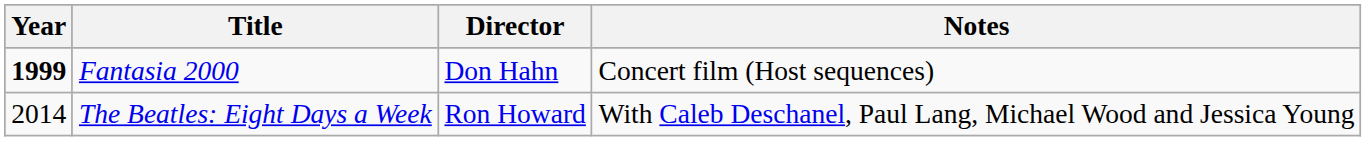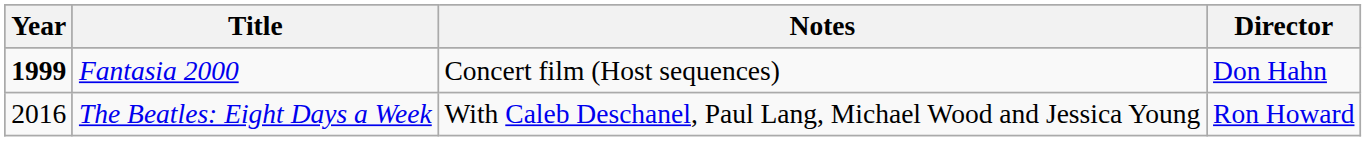columns swapped: (515, 26) <-> (976, 26)
(39, 113) 2014 -> (39, 113) 2016
